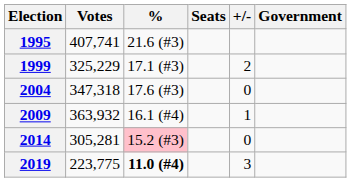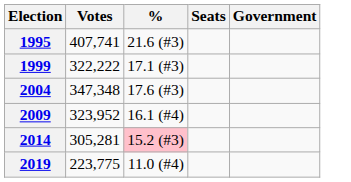- column: (242, 16)
(95, 66) 325,229 -> (95, 66) 322,222
(95, 90) 347,318 -> (95, 90) 347,348
(95, 115) 363,932 -> (95, 115) 323,952
(156, 164) bold -> (156, 164) normal
